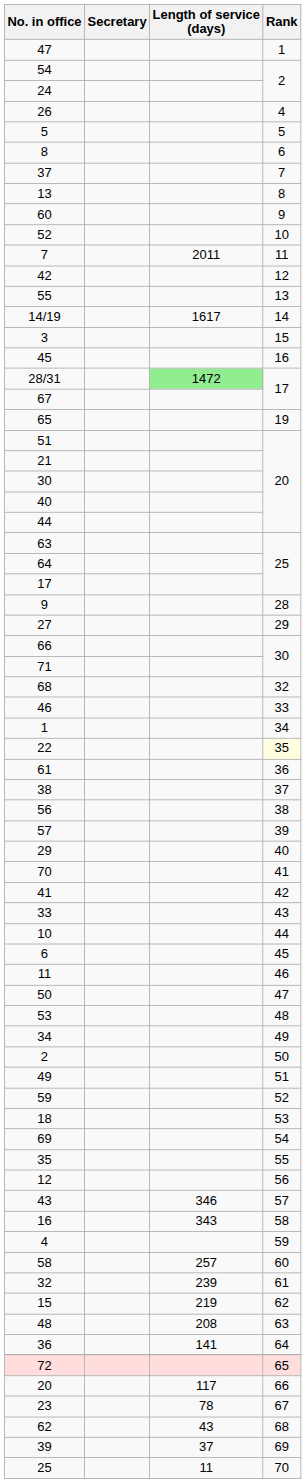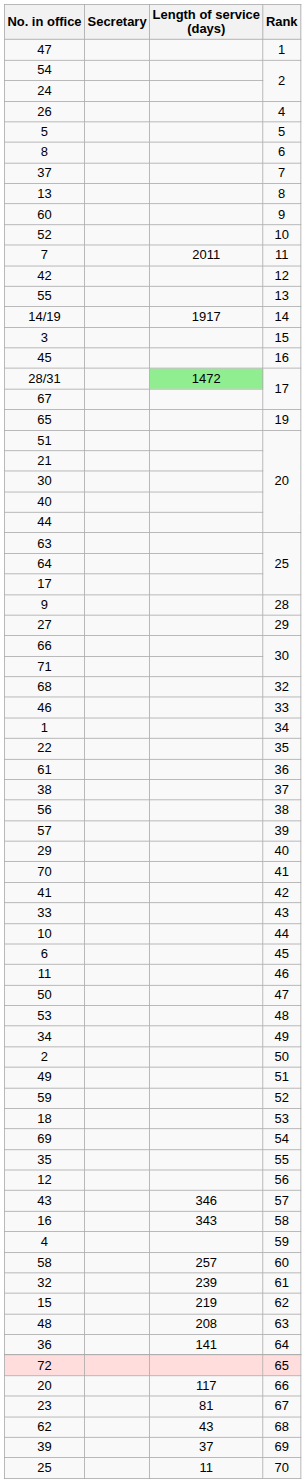(206, 317) 1617 -> (206, 317) 1917
(282, 748) lightyellow background -> (282, 748) no background
(206, 1406) 78 -> (206, 1406) 81
